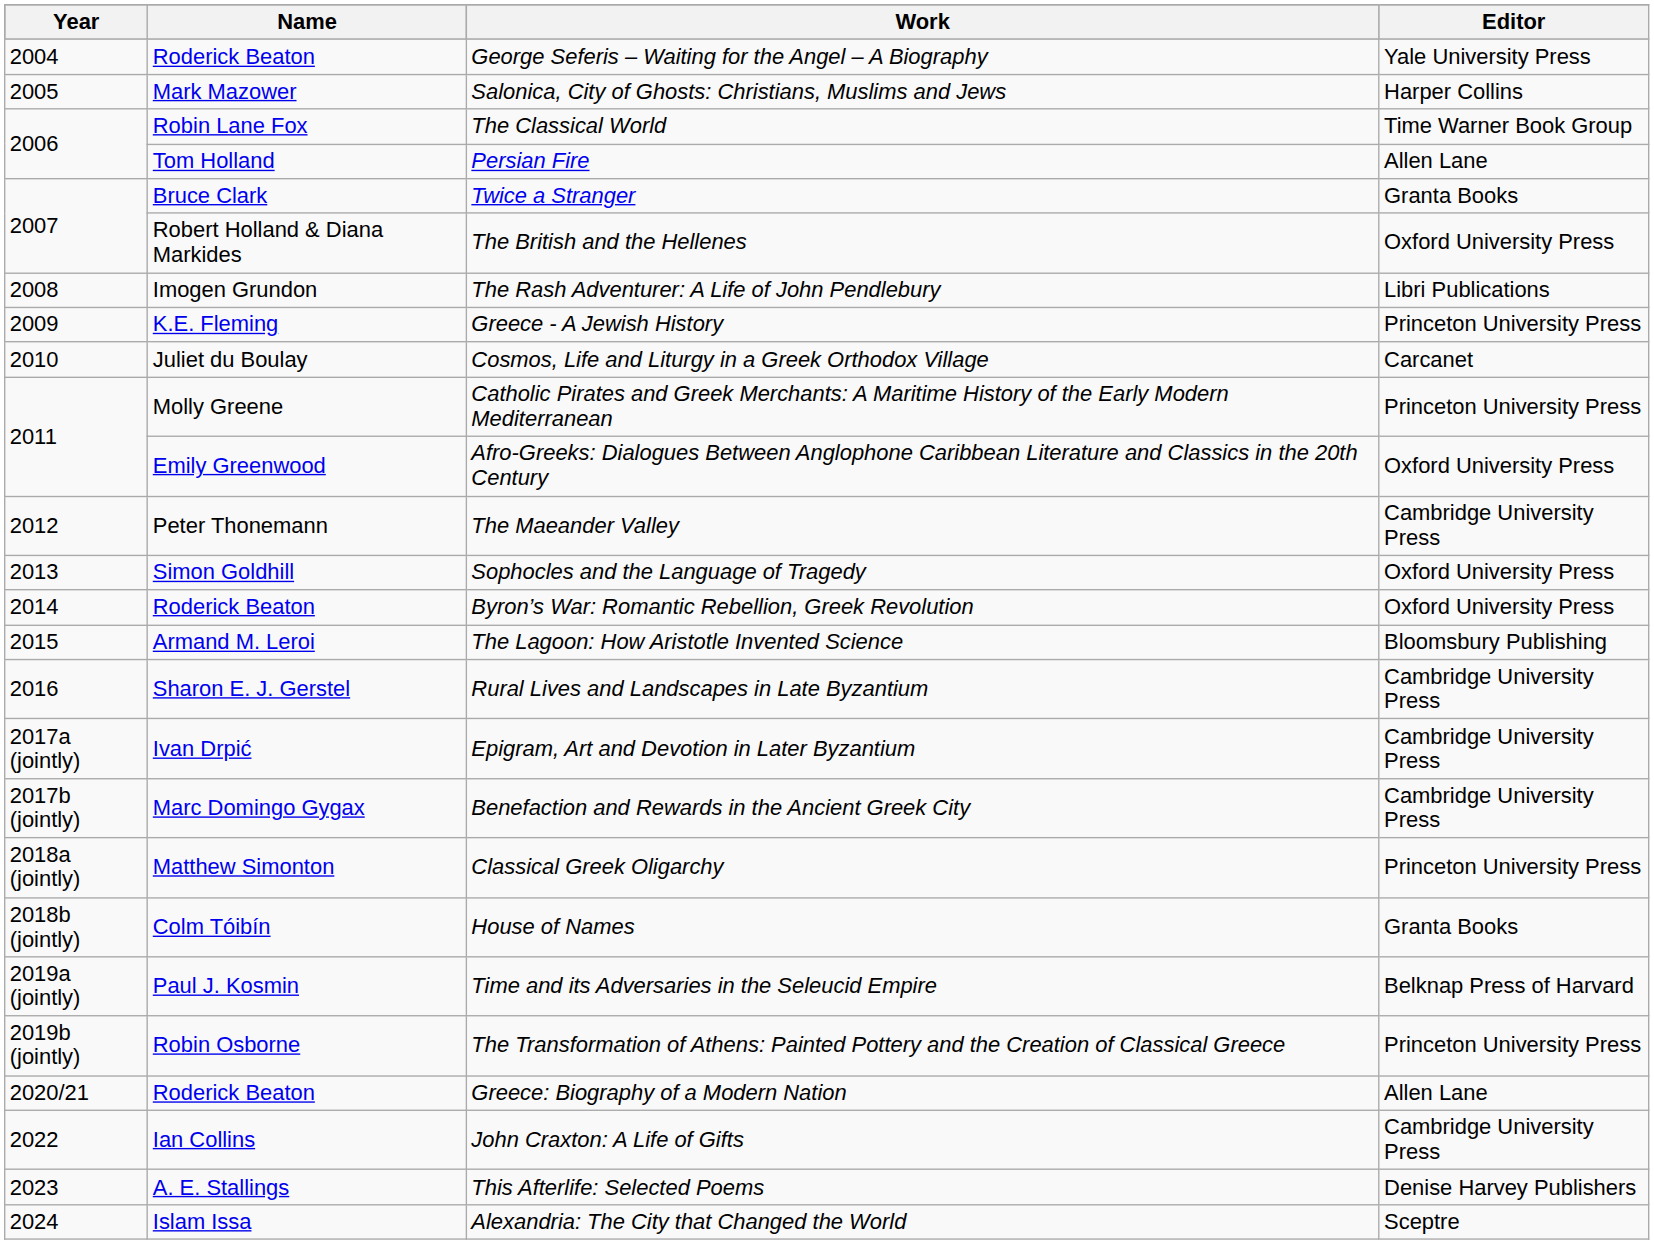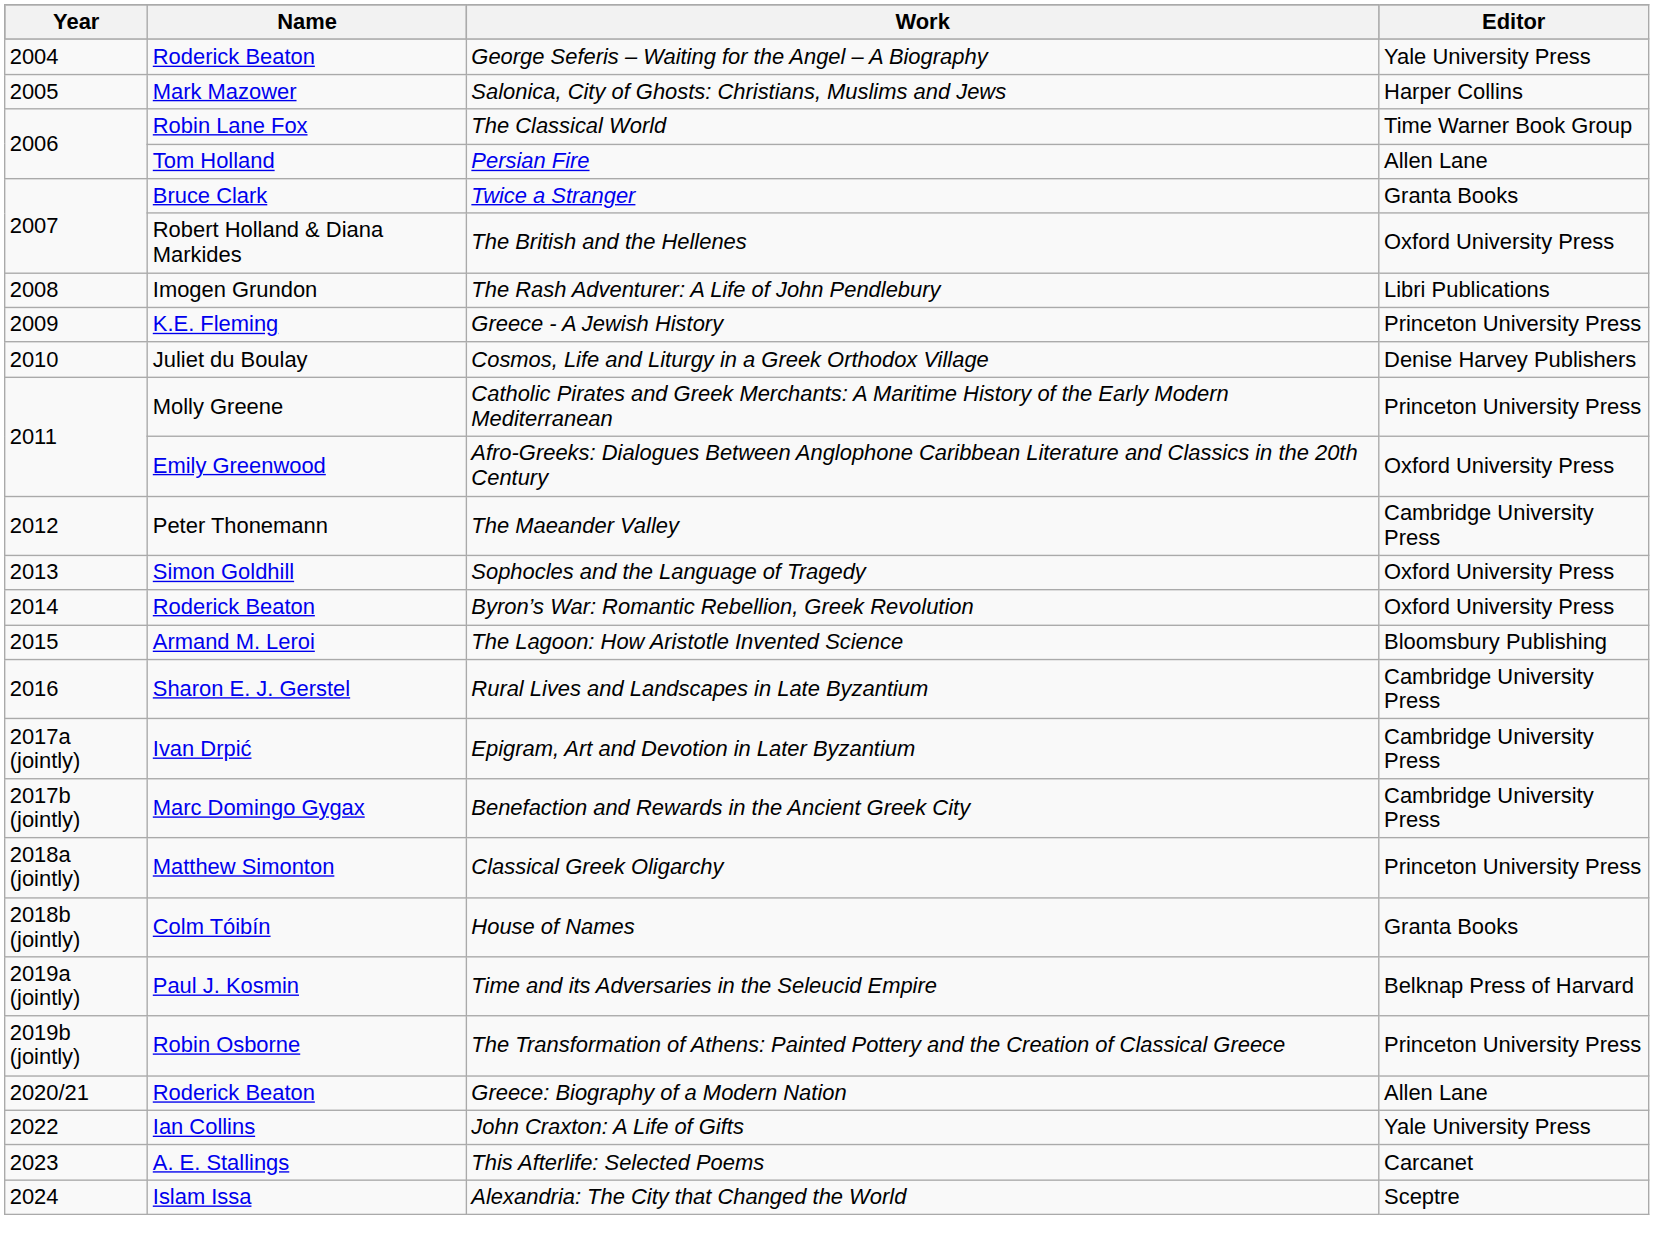(1429, 359) Carcanet -> (1510, 359) Denise Harvey Publishers
(1489, 1139) Cambridge University Press -> (1487, 1127) Yale University Press
(1510, 1186) Denise Harvey Publishers -> (1429, 1162) Carcanet
